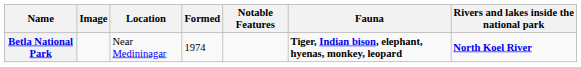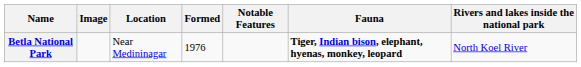(195, 47) 1974 -> (195, 47) 1976
(493, 47) bold -> (490, 47) normal
